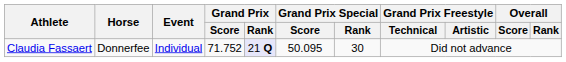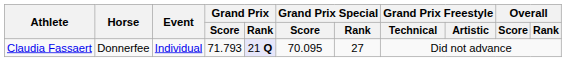(225, 48) 71.752 -> (225, 48) 71.793
(305, 48) 50.095 -> (305, 48) 70.095
(358, 48) 30 -> (358, 48) 27
